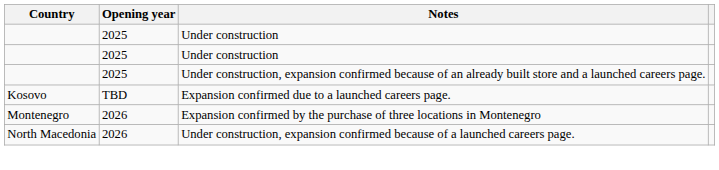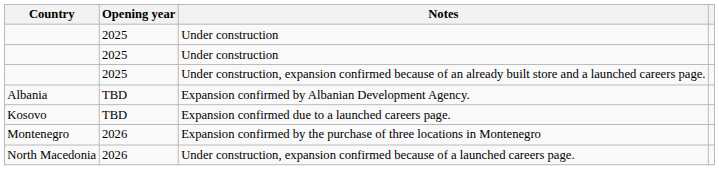+ row: (27, 94)
